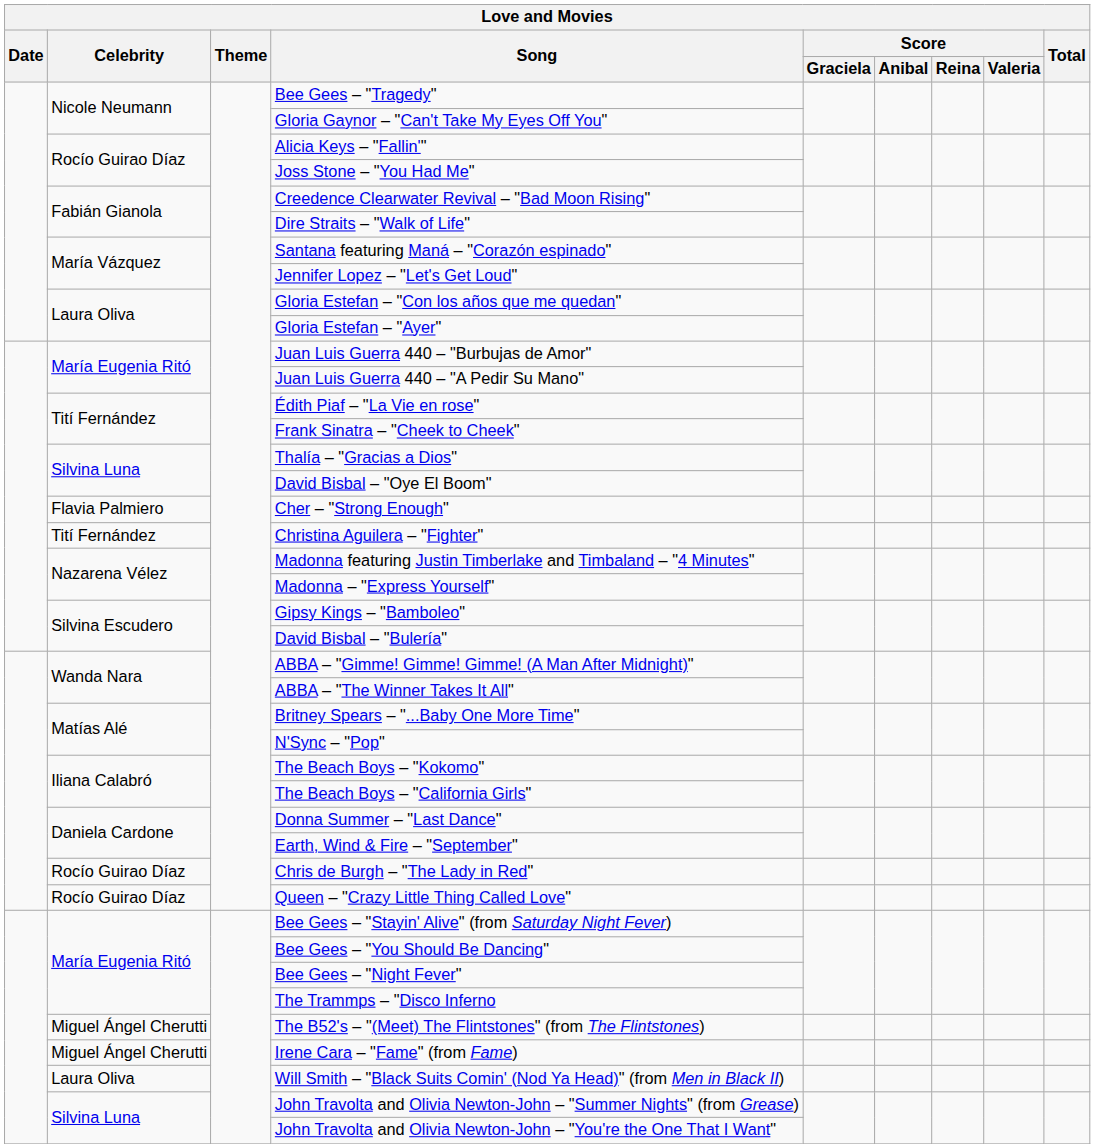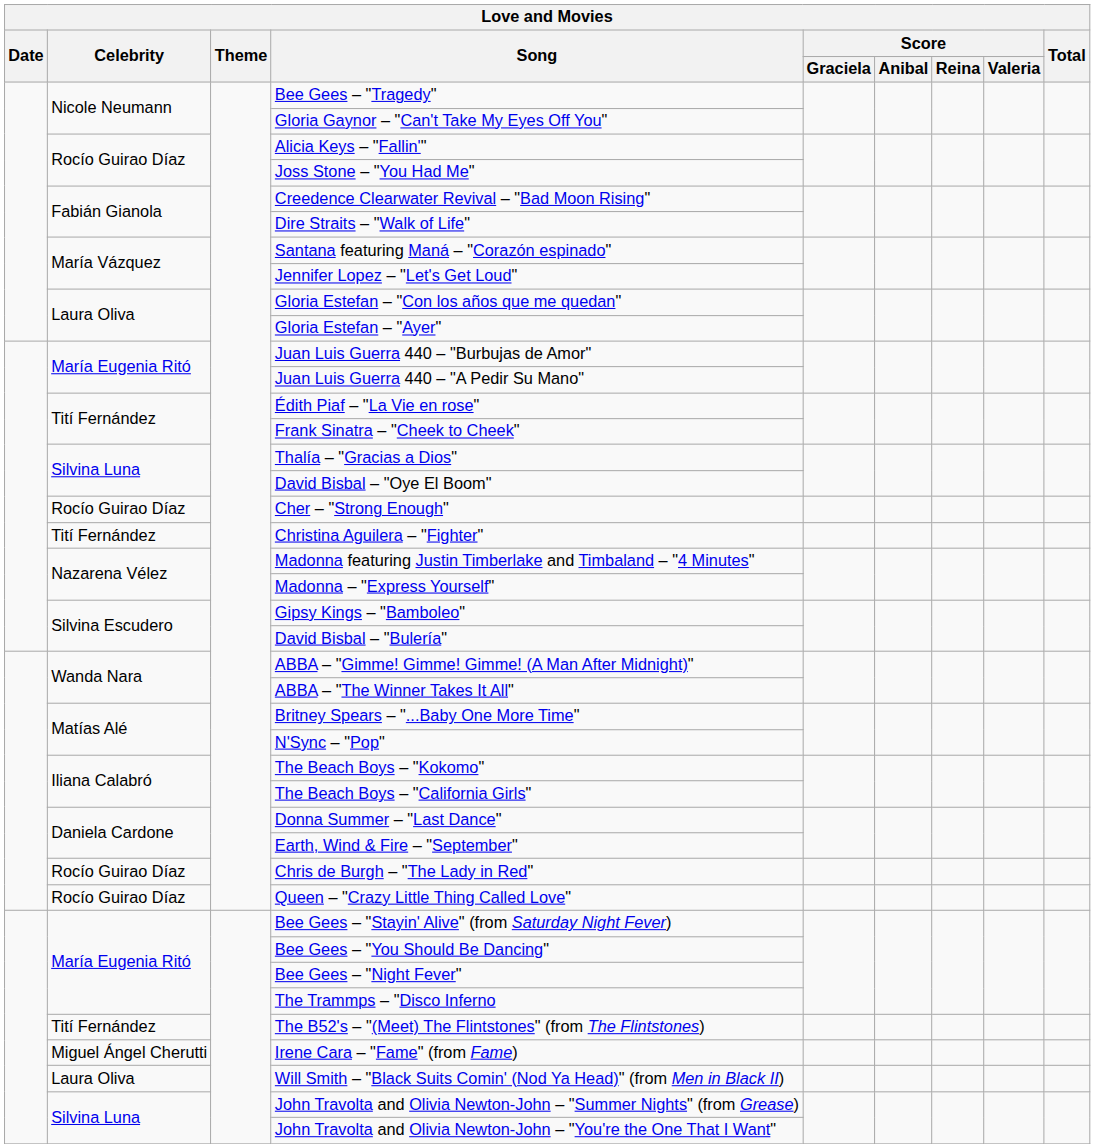(107, 509) Flavia Palmiero -> (118, 509) Rocío Guirao Díaz
(129, 1026) Miguel Ángel Cherutti -> (103, 1026) Tití Fernández
